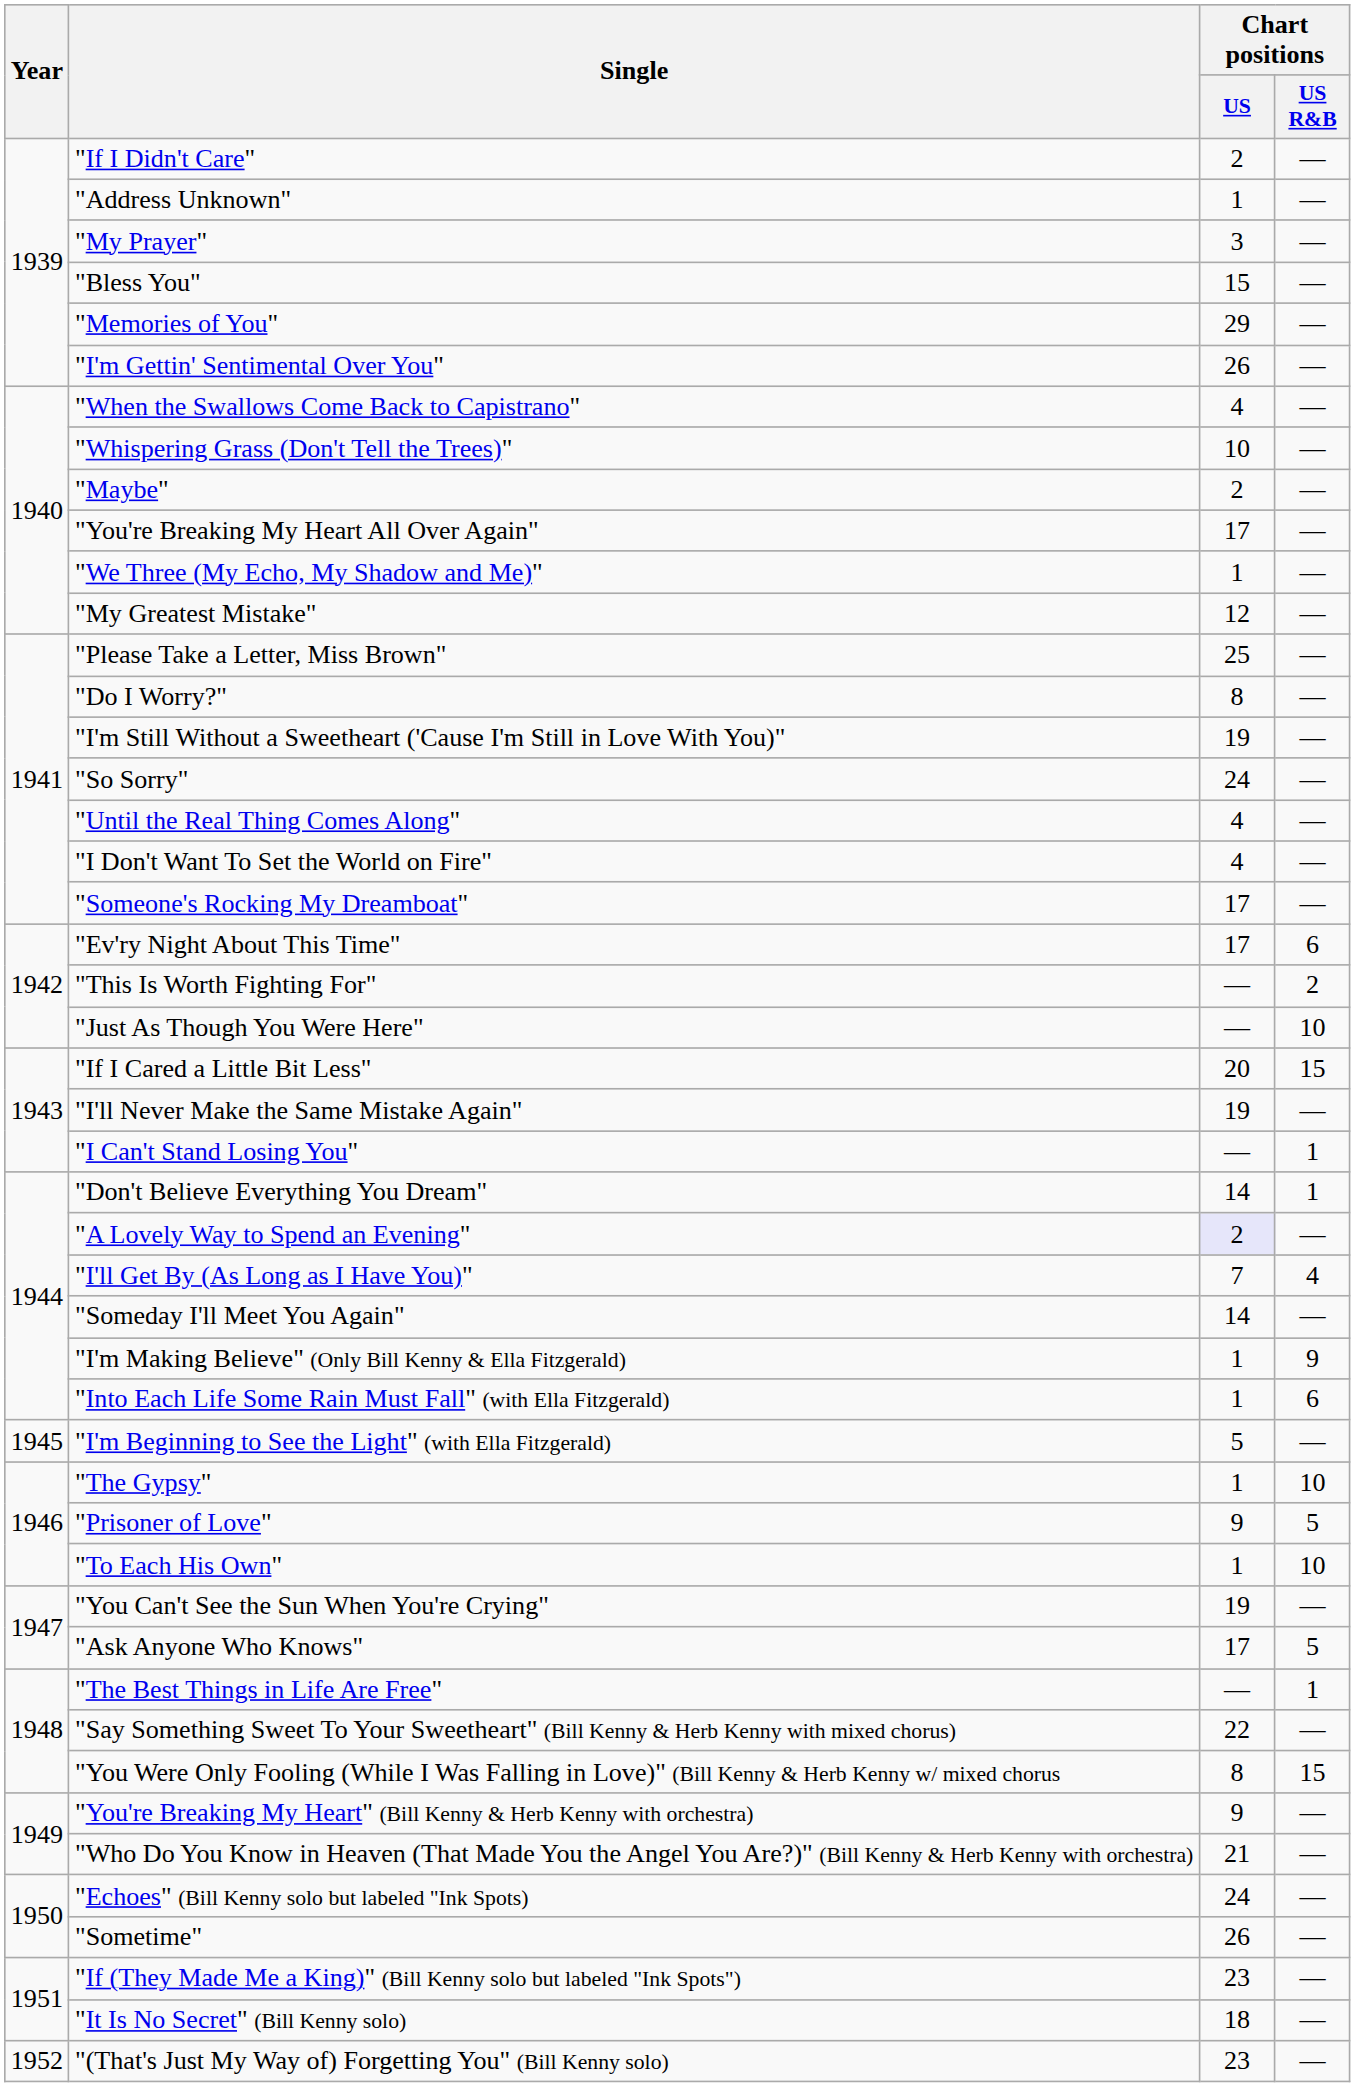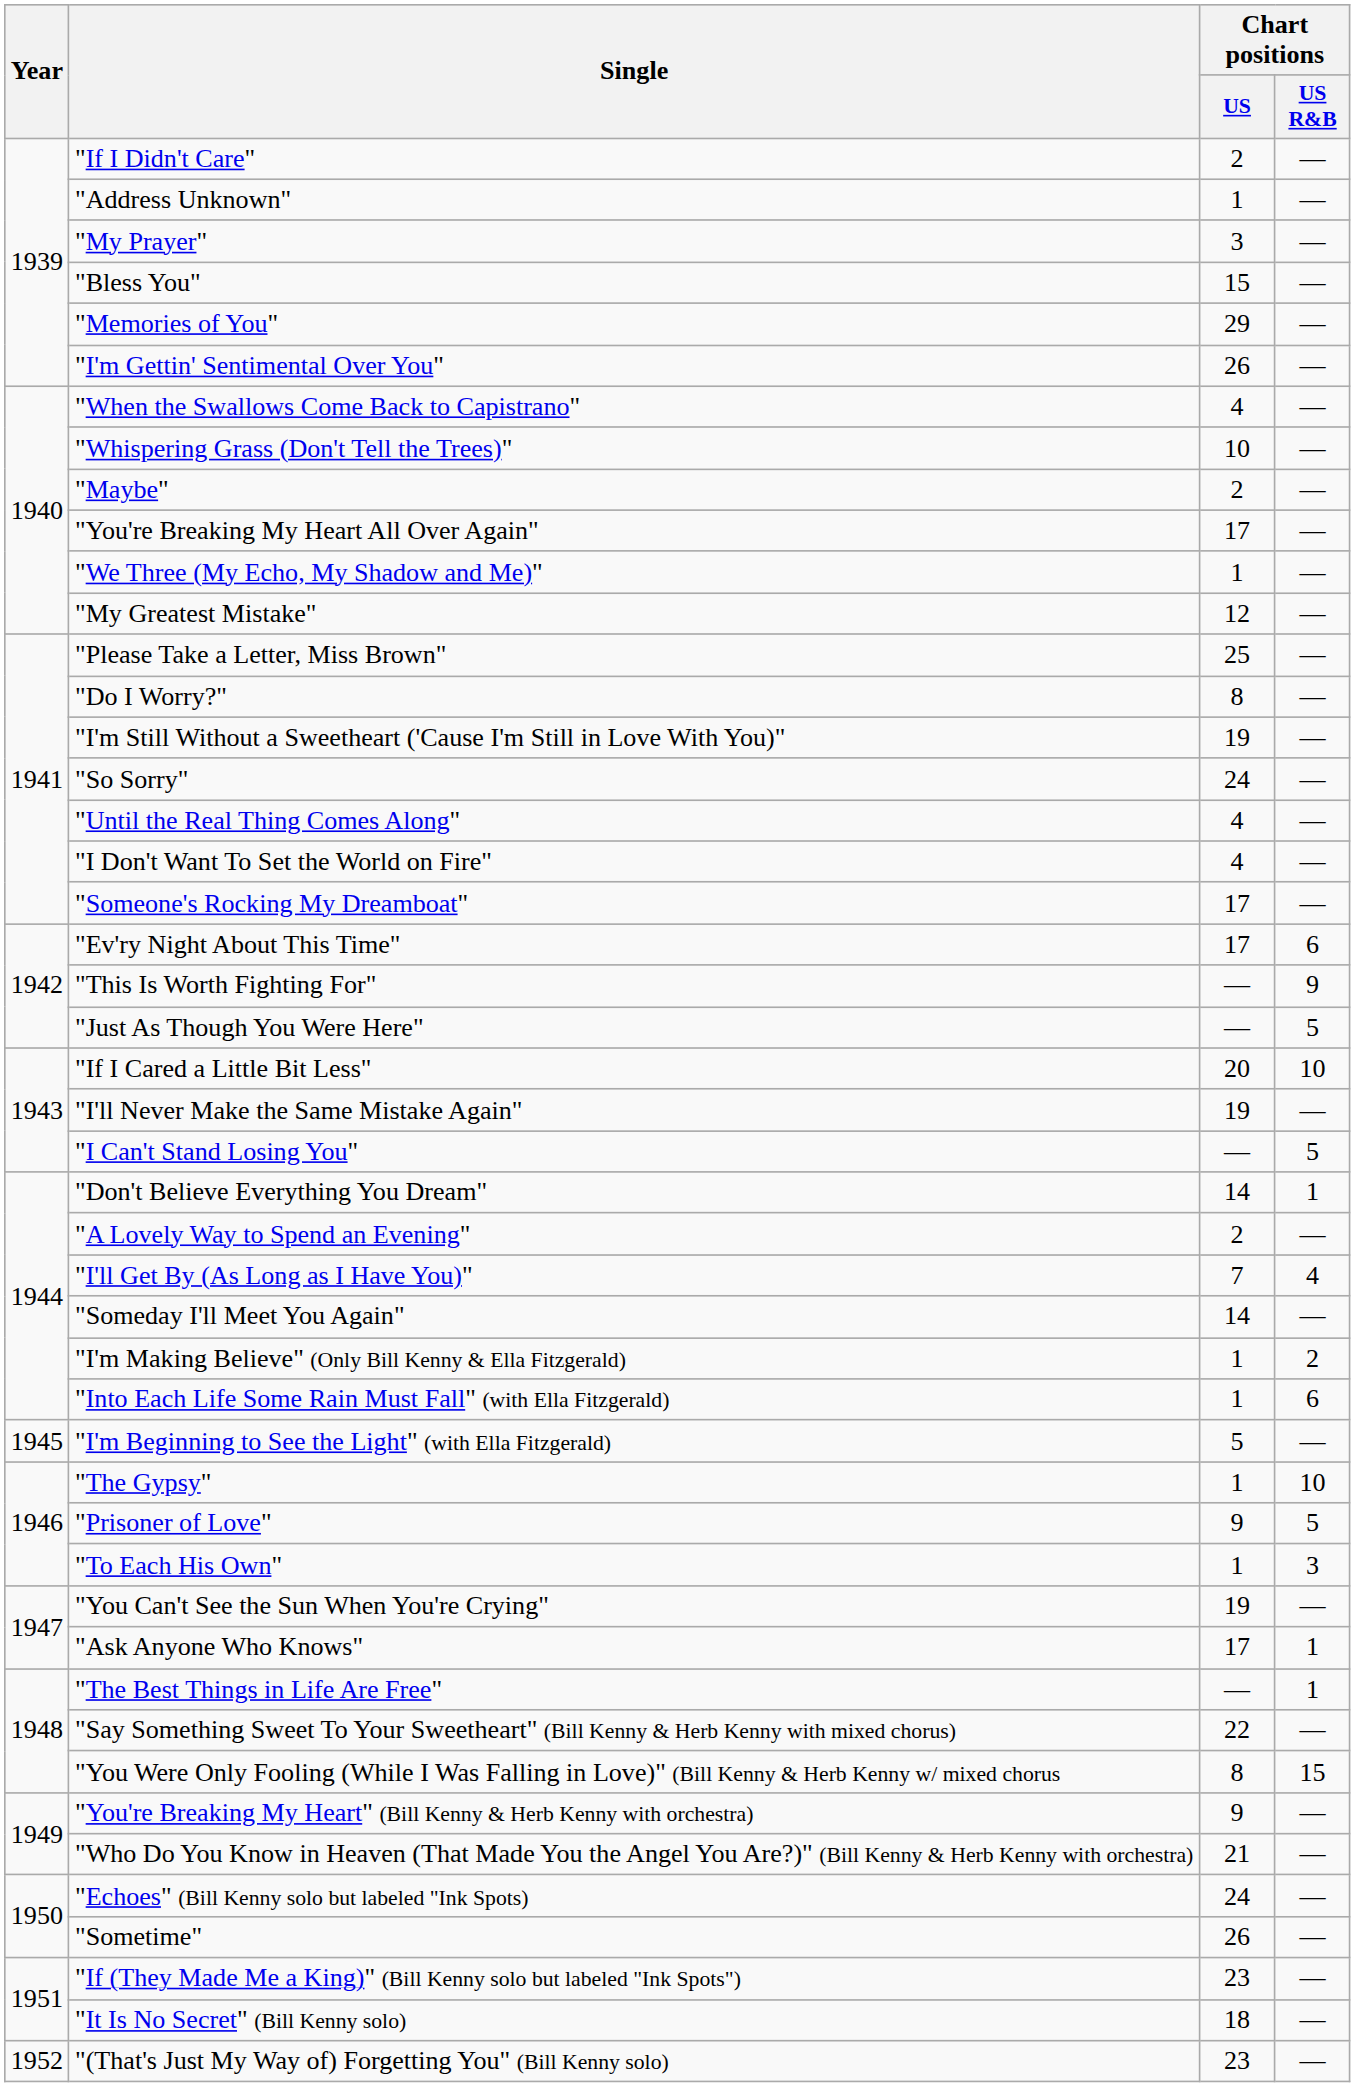(1313, 985) 2 -> (1313, 985) 9
(1313, 1026) 10 -> (1313, 1026) 5
(1313, 1068) 15 -> (1313, 1068) 10
(1313, 1151) 1 -> (1313, 1151) 5
(1237, 1233) lavender background -> (1237, 1233) no background
(1313, 1357) 9 -> (1313, 1357) 2
(1313, 1564) 10 -> (1313, 1564) 3
(1313, 1647) 5 -> (1313, 1647) 1
